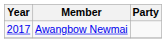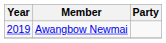(19, 29) 2017 -> (19, 29) 2019
